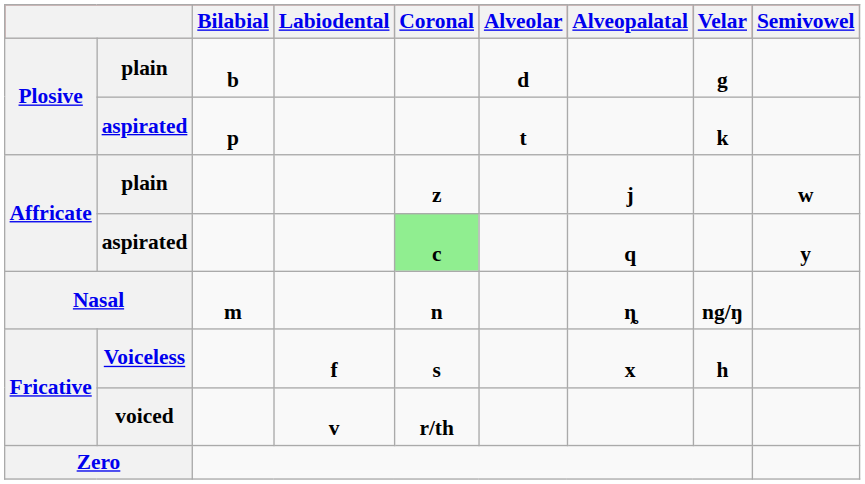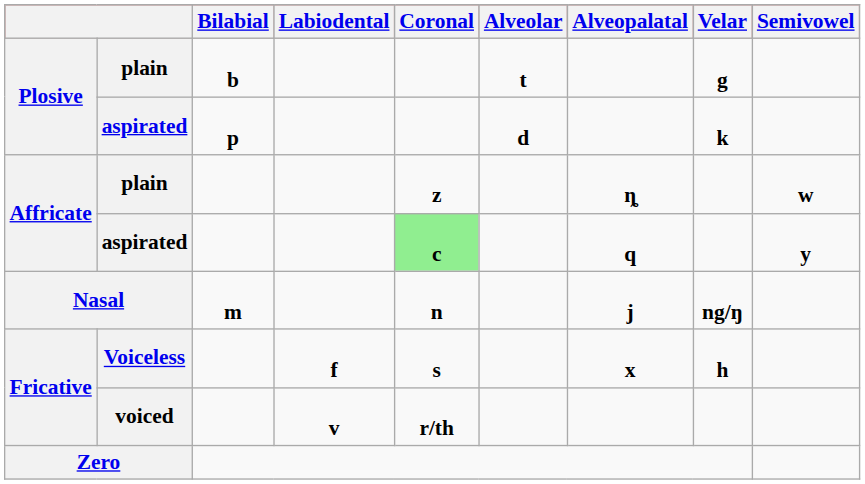(523, 79) d -> (523, 79) t
(523, 137) t -> (523, 137) d
(630, 195) j -> (630, 195) ȵ
(630, 312) ȵ -> (630, 312) j
